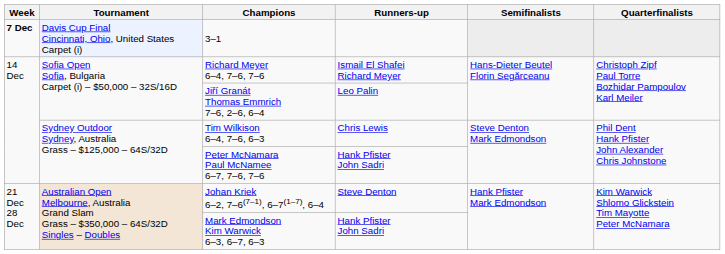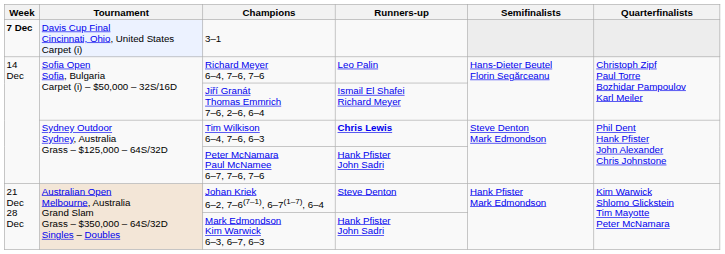(371, 70) Ismail El Shafei Richard Meyer -> (358, 65) Leo Palin
(358, 91) Leo Palin -> (371, 96) Ismail El Shafei Richard Meyer
(363, 128) normal -> (365, 128) bold
